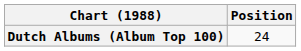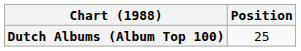(262, 36) 24 -> (262, 36) 25
